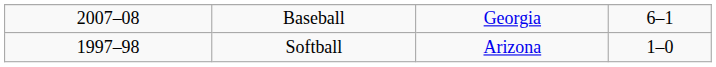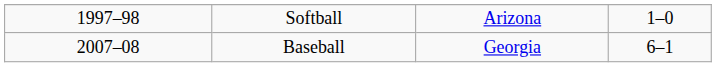rows swapped: (314, 47) <-> (314, 18)
